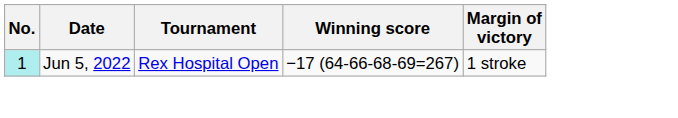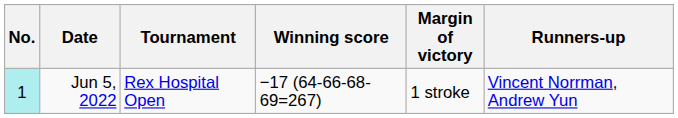+ column: (578, 37)
